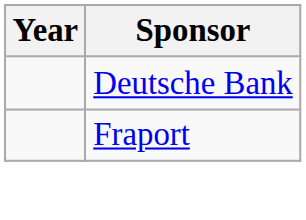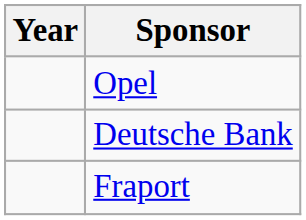+ row: (125, 82)
